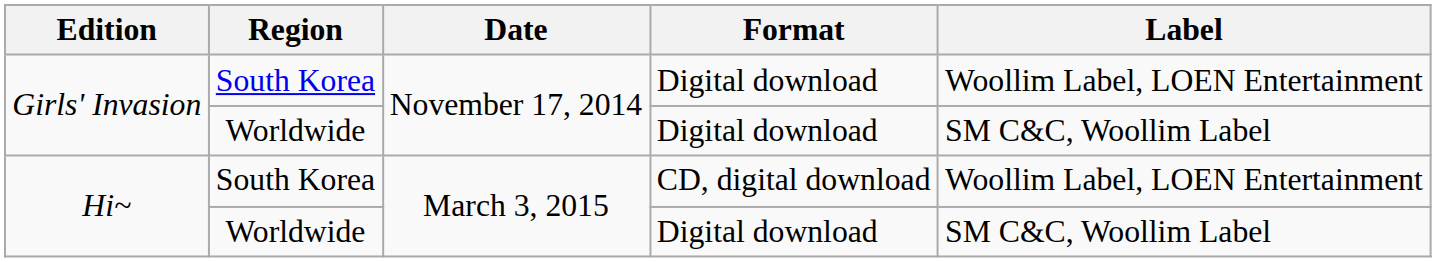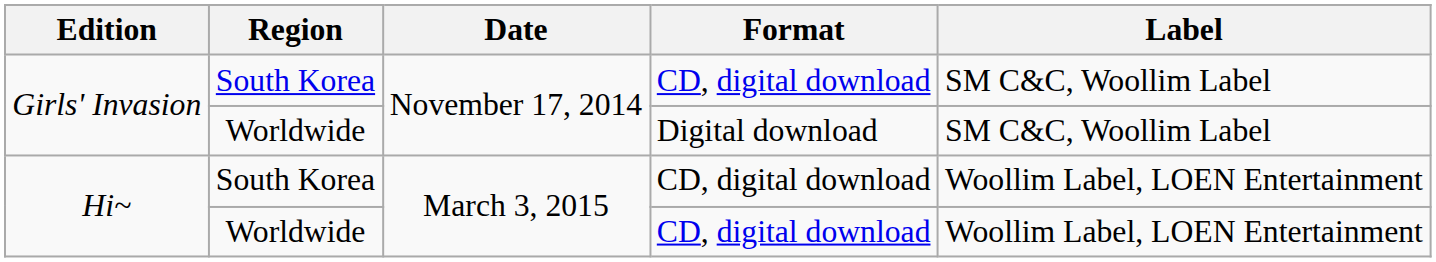(767, 79) Digital download -> (794, 79) CD, digital download
(1184, 79) Woollim Label, LOEN Entertainment -> (1108, 79) SM C&C, Woollim Label
(767, 230) Digital download -> (794, 230) CD, digital download
(1108, 230) SM C&C, Woollim Label -> (1184, 230) Woollim Label, LOEN Entertainment
